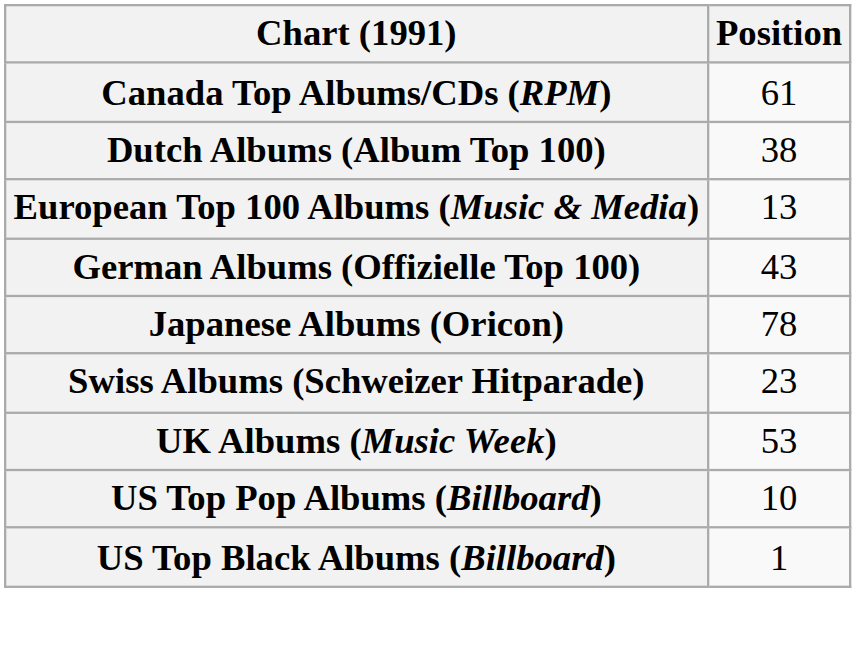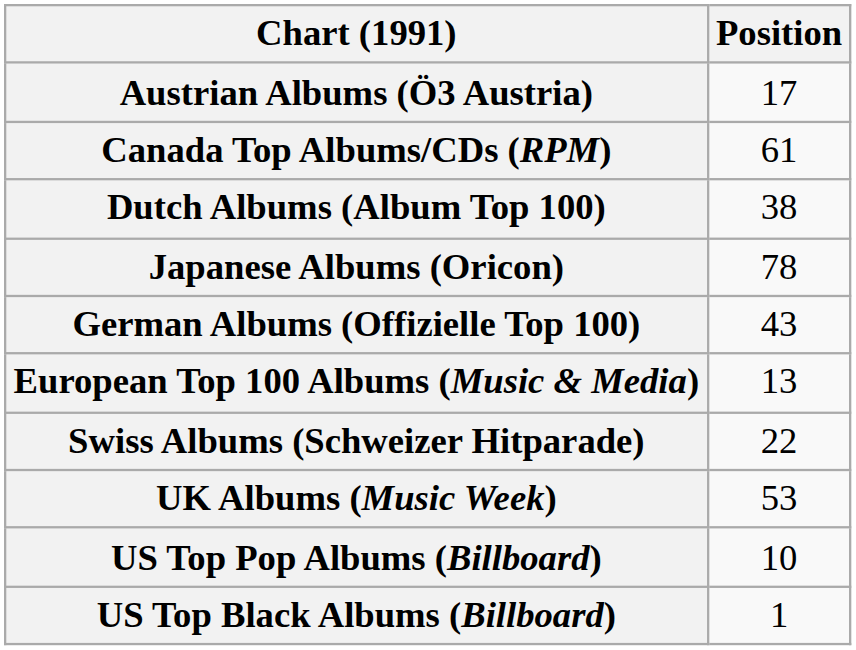+ row: (356, 91)
rows swapped: (356, 207) <-> (356, 324)
(779, 382) 23 -> (779, 440) 22
